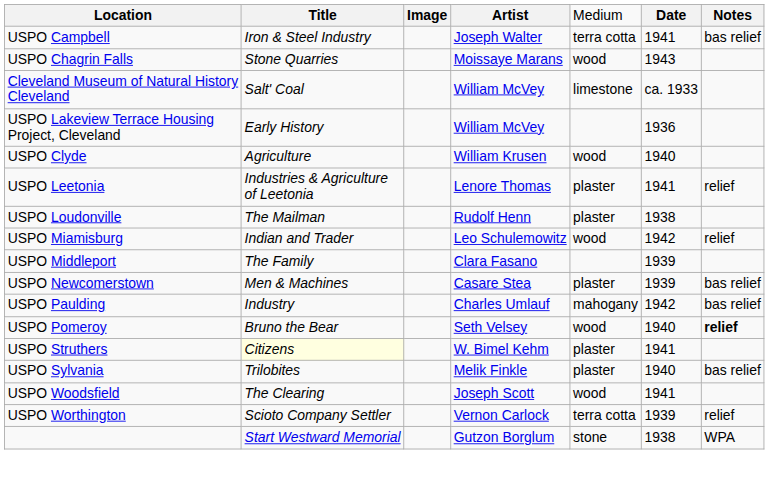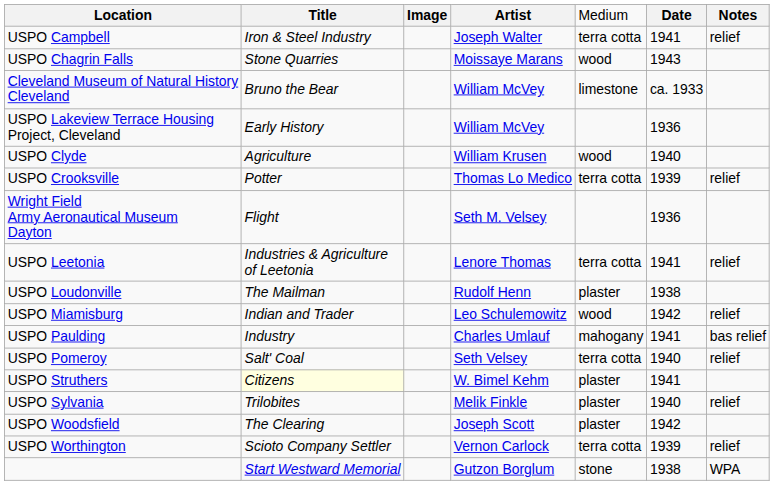(733, 37) bas relief -> (725, 37) relief
(274, 89) Salt' Coal -> (291, 89) Bruno the Bear
+ row: (63, 179)
+ row: (93, 217)
(594, 187) plaster -> (610, 262) terra cotta
- row: (62, 261)
- row: (81, 283)
(660, 305) 1942 -> (665, 336) 1941
(291, 327) Bruno the Bear -> (274, 358) Salt' Coal
(590, 327) wood -> (610, 358) terra cotta
(721, 327) bold -> (725, 358) normal
(733, 371) bas relief -> (725, 402) relief
(590, 393) wood -> (599, 424) plaster
(660, 393) 1941 -> (665, 424) 1942
